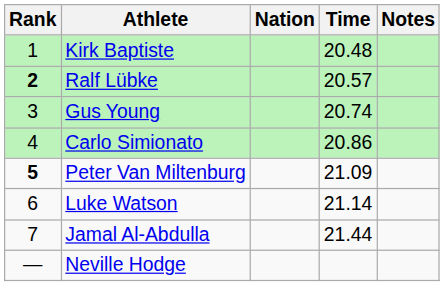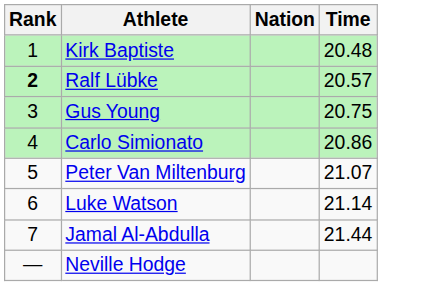- column: (408, 19)
(348, 111) 20.74 -> (348, 111) 20.75
(33, 173) bold -> (33, 173) normal
(348, 173) 21.09 -> (348, 173) 21.07
